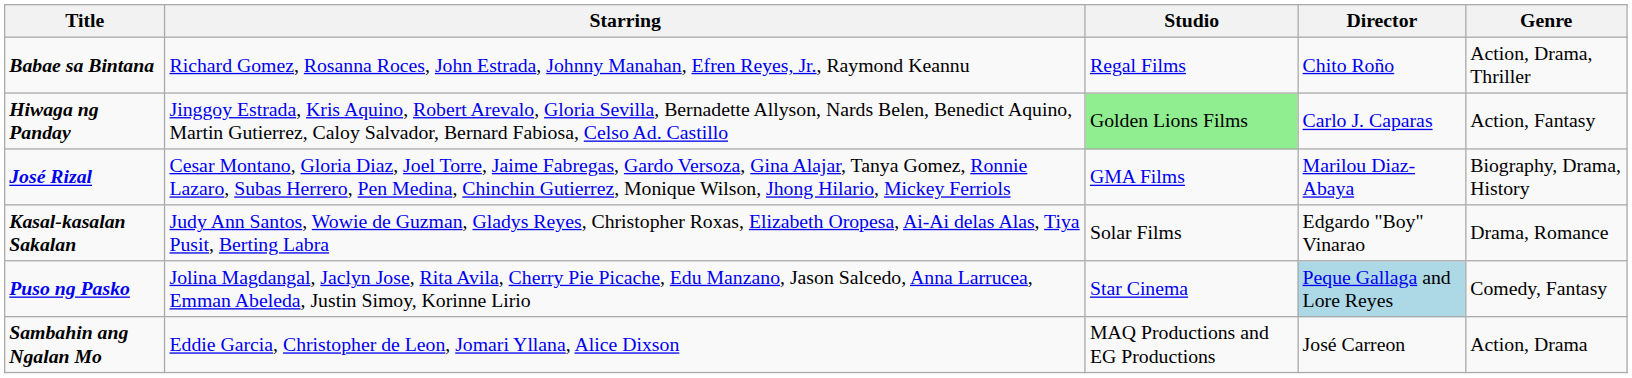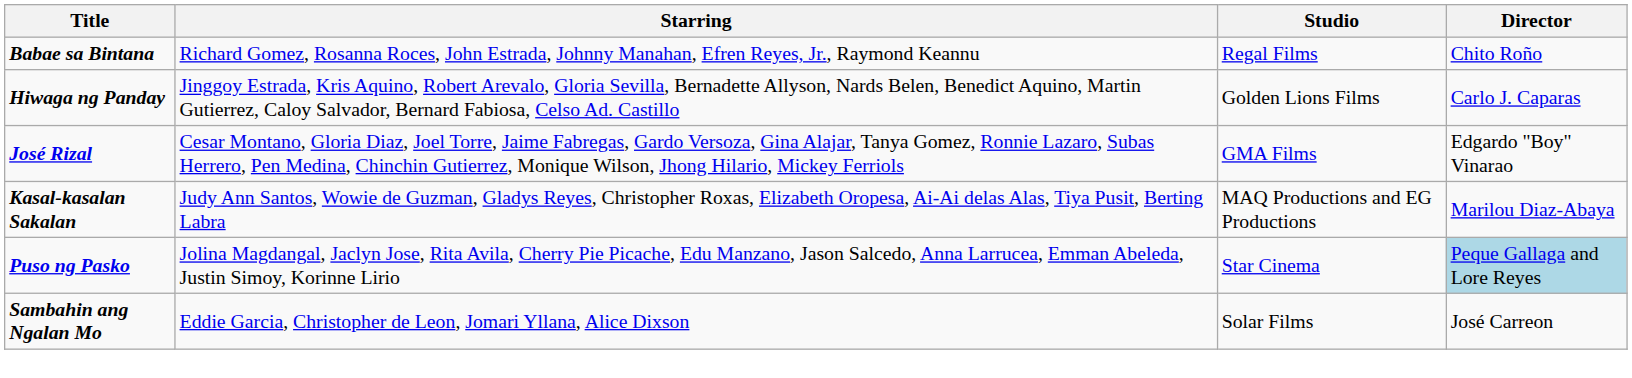- column: (1546, 20)
(1169, 121) lightgreen background -> (1301, 97) no background
(1359, 177) Marilou Diaz-Abaya -> (1511, 153) Edgardo "Boy" Vinarao
(1136, 233) Solar Films -> (1327, 209) MAQ Productions and EG Productions
(1363, 233) Edgardo "Boy" Vinarao -> (1533, 209) Marilou Diaz-Abaya
(1179, 345) MAQ Productions and EG Productions -> (1268, 321) Solar Films
